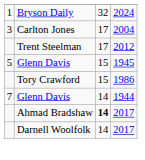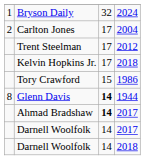(9, 29) 3 -> (9, 29) 2
+ row: (57, 63)
- row: (43, 63)
(9, 96) 7 -> (9, 96) 8
(103, 96) normal -> (107, 96) bold
+ row: (54, 146)
